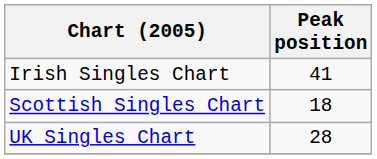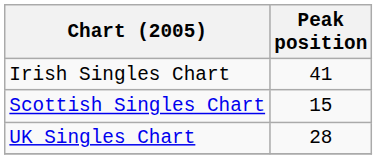(321, 106) 18 -> (321, 106) 15
